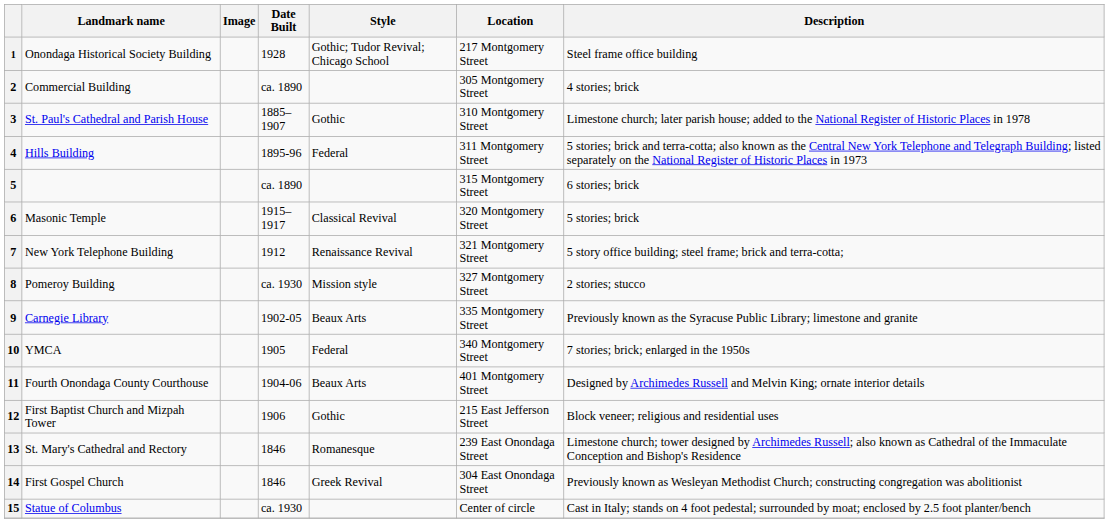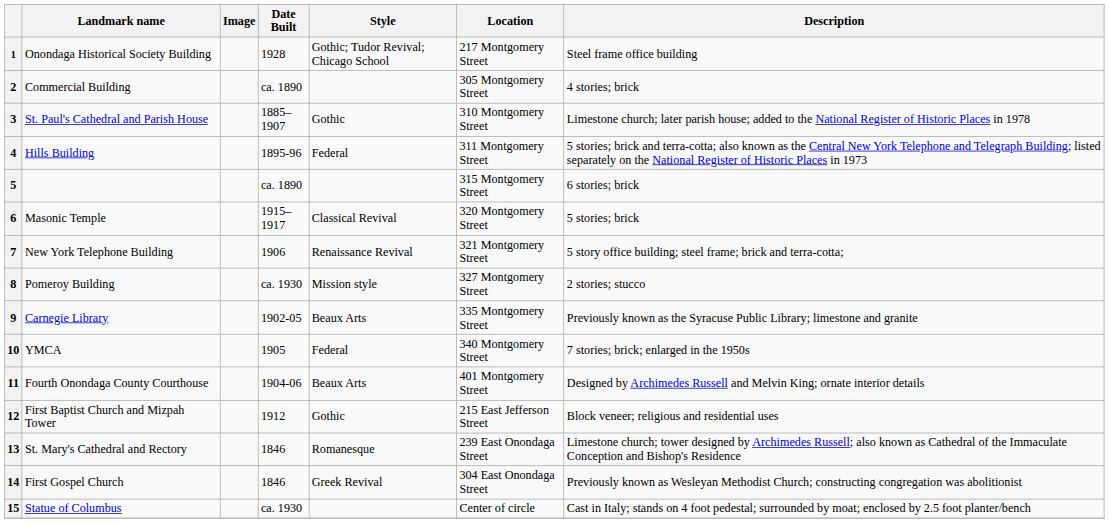(273, 251) 1912 -> (273, 251) 1906
(273, 416) 1906 -> (273, 416) 1912
